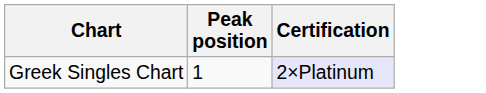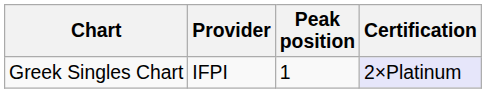+ column: (232, 30)
